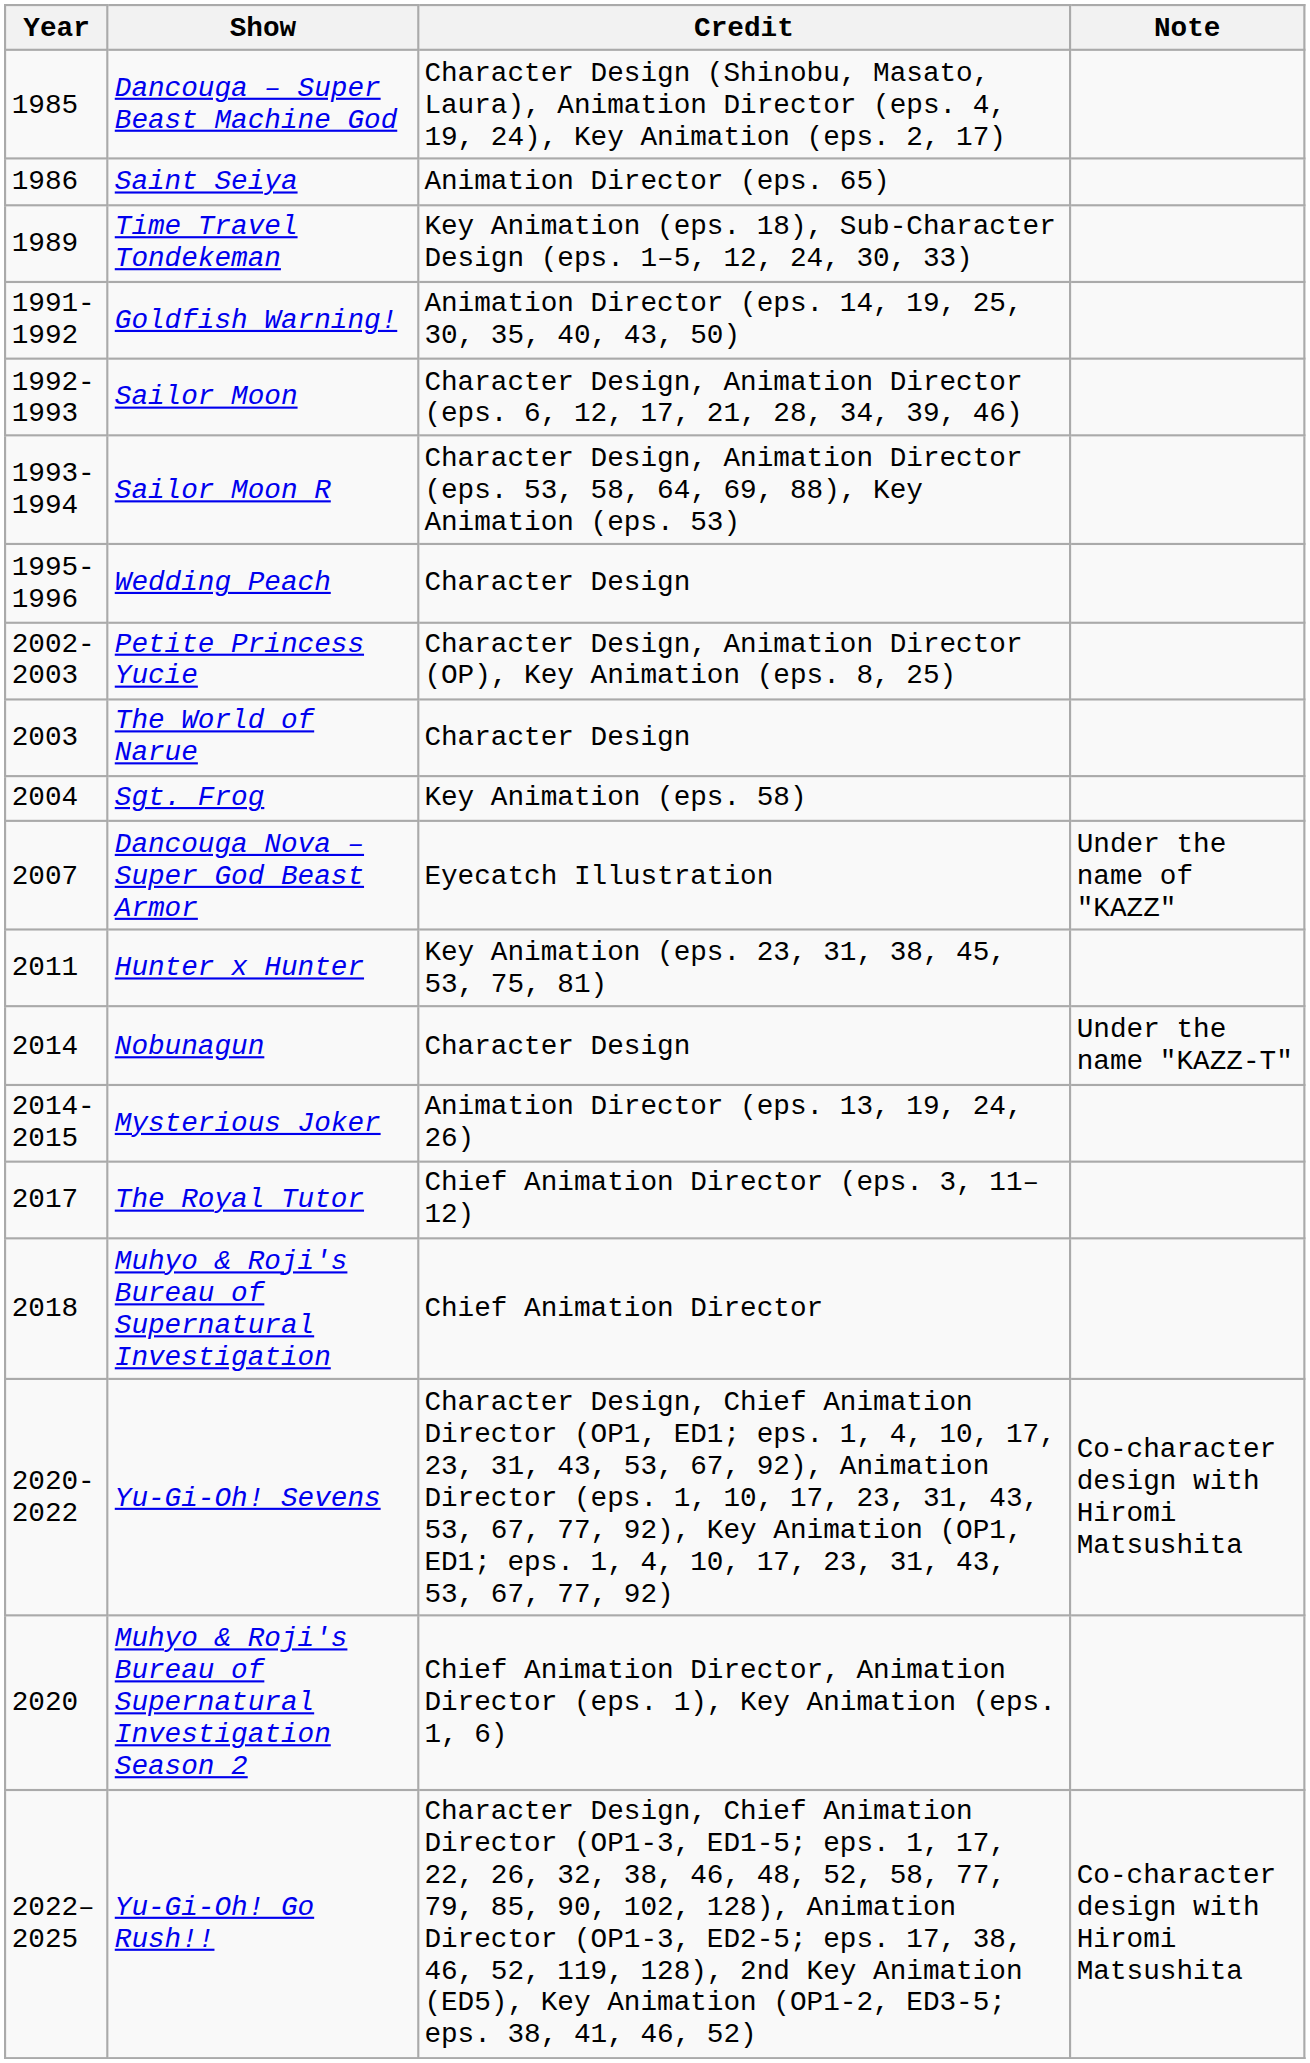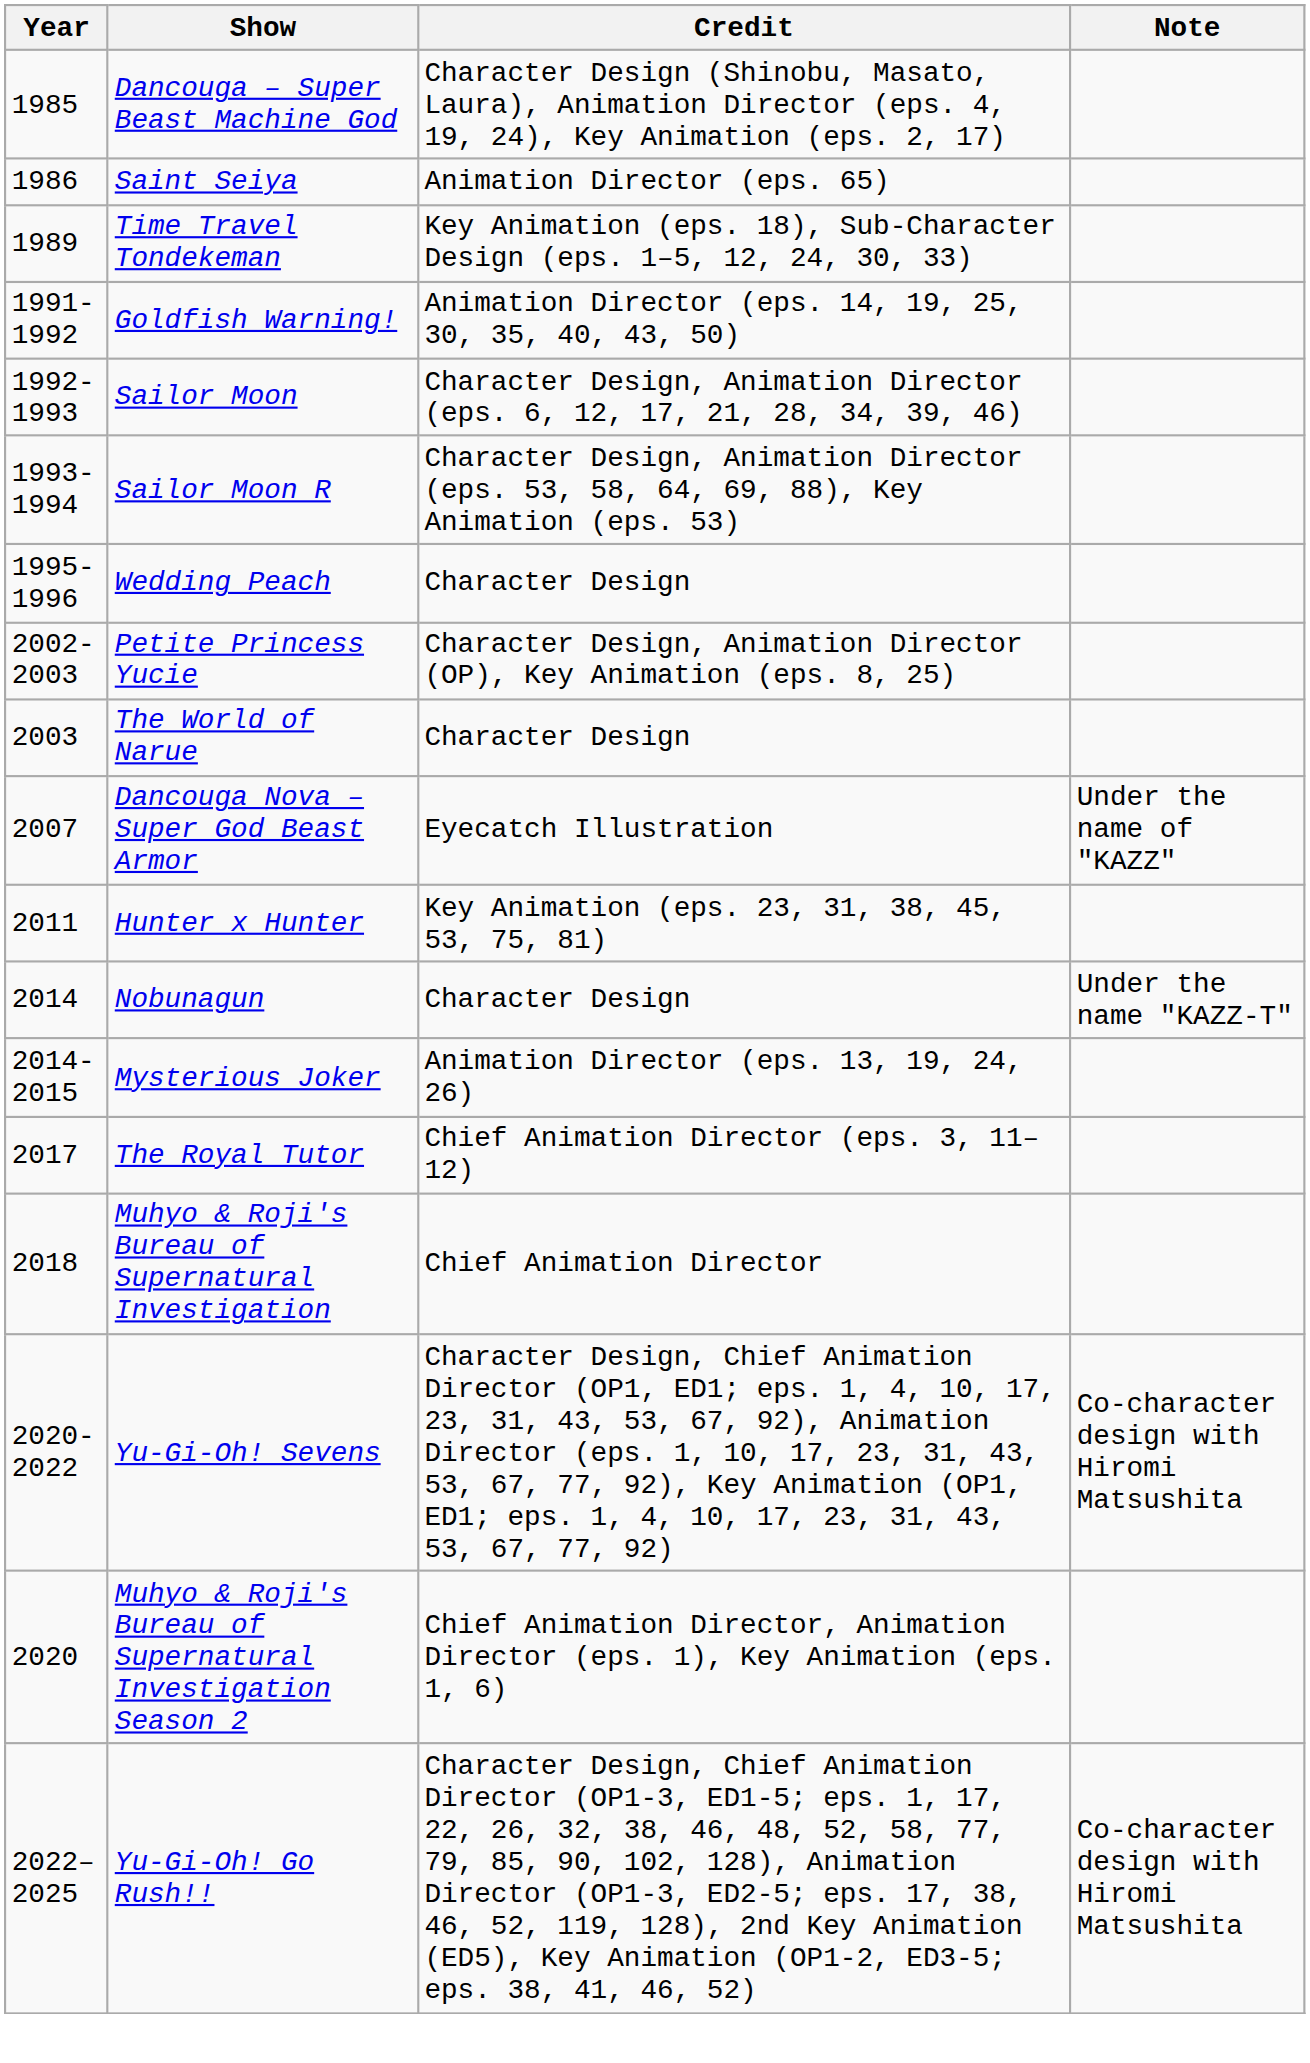- row: (190, 798)
